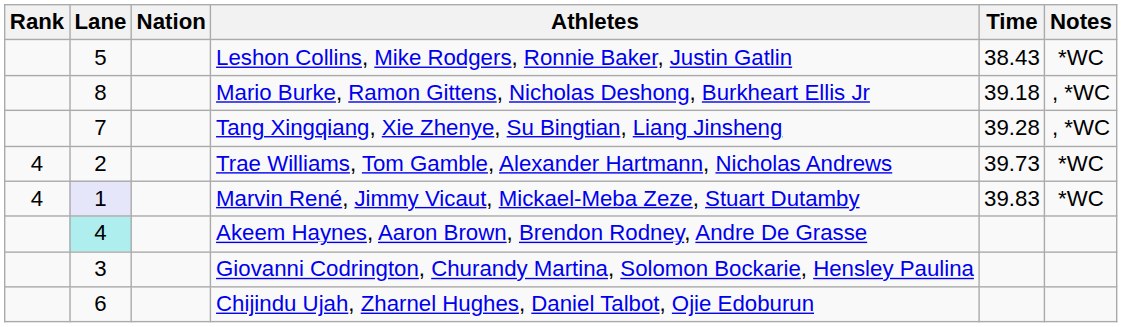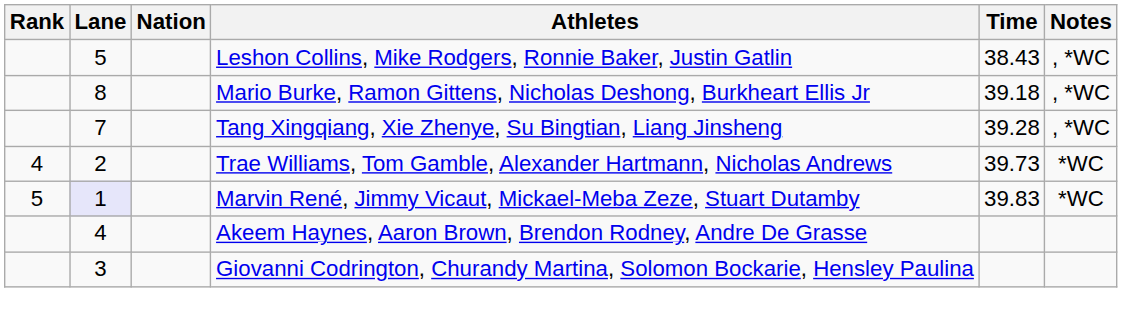(1081, 57) *WC -> (1081, 57) , *WC
(37, 198) 4 -> (37, 198) 5
(100, 233) paleturquoise background -> (100, 233) no background
- row: (515, 304)
